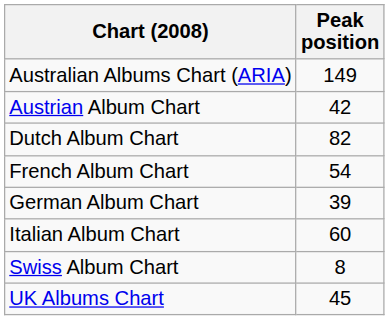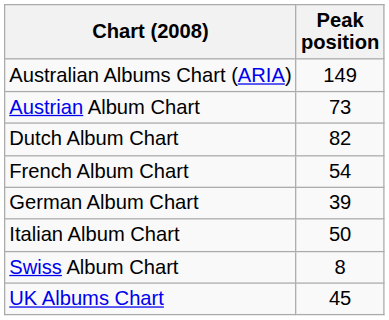(340, 107) 42 -> (340, 107) 73
(340, 235) 60 -> (340, 235) 50
